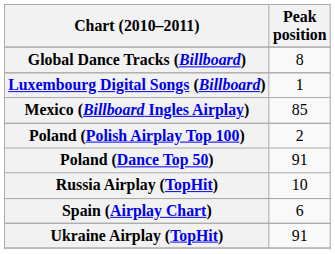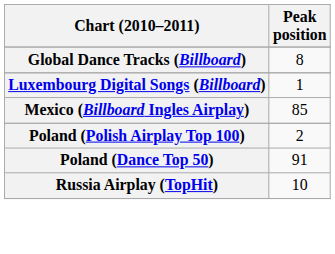- row: (137, 210)
- row: (137, 235)
